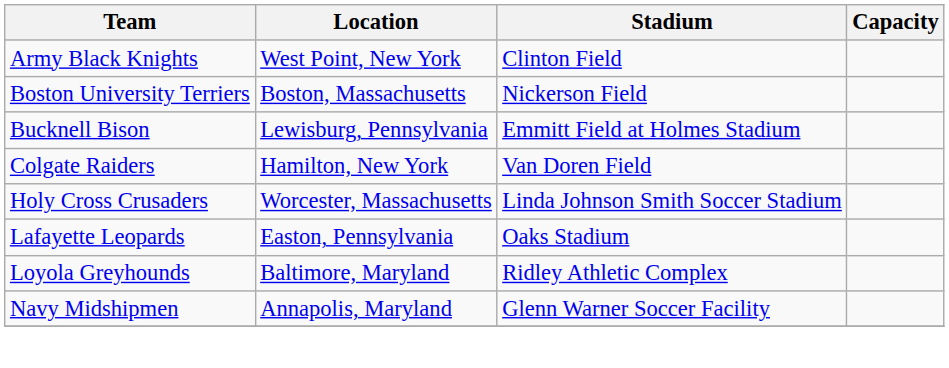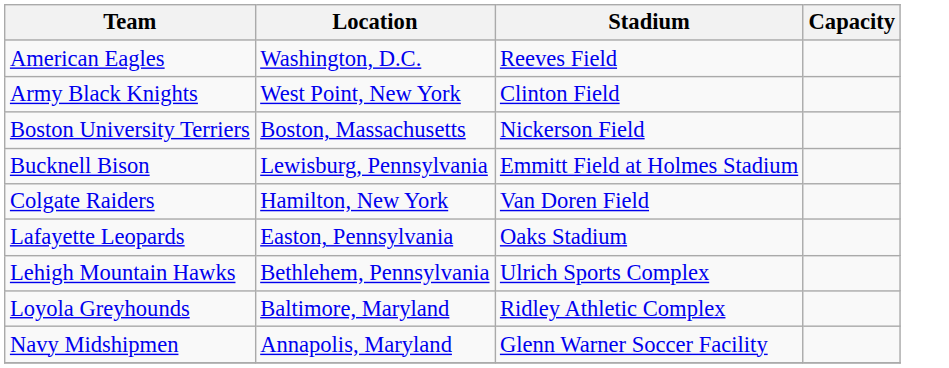+ row: (87, 58)
- row: (109, 201)
+ row: (123, 272)
